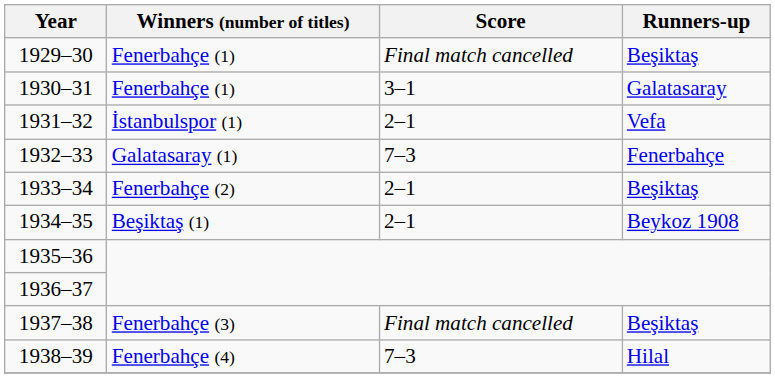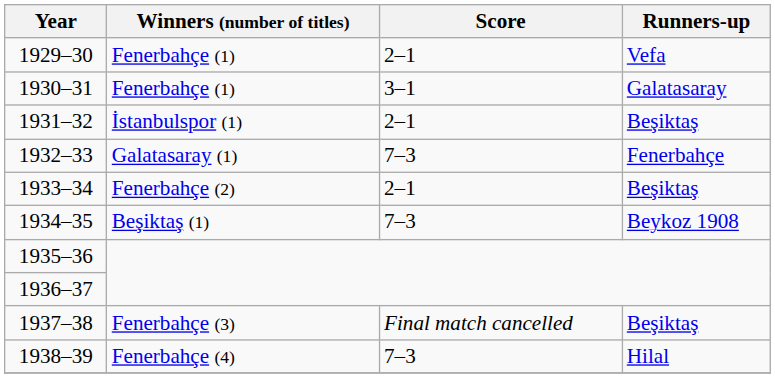(478, 54) Final match cancelled -> (400, 54) 2–1
(663, 54) Beşiktaş -> (646, 54) Vefa
(646, 121) Vefa -> (663, 121) Beşiktaş
(400, 222) 2–1 -> (400, 222) 7–3
